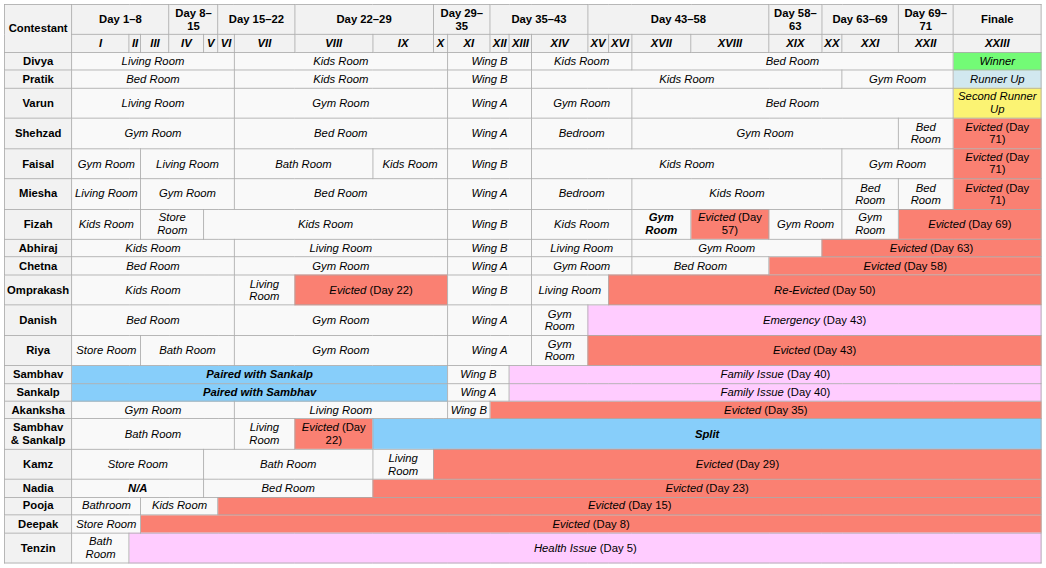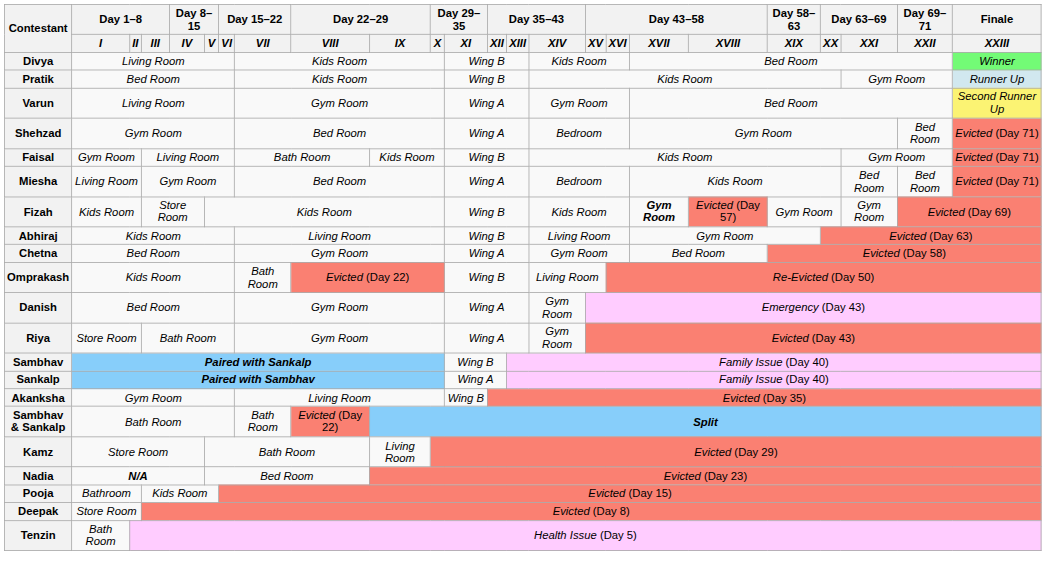(264, 290) Living Room -> (263, 277) Bath Room
(264, 434) Living Room -> (263, 421) Bath Room
